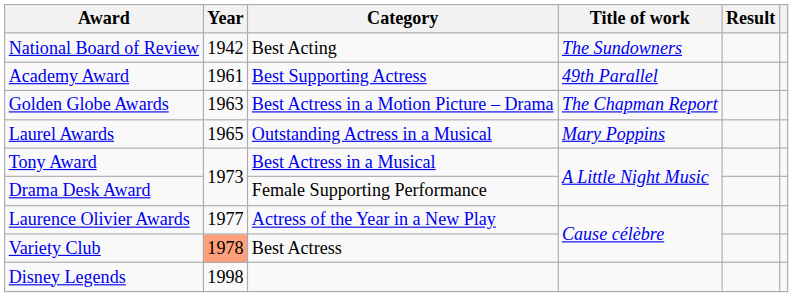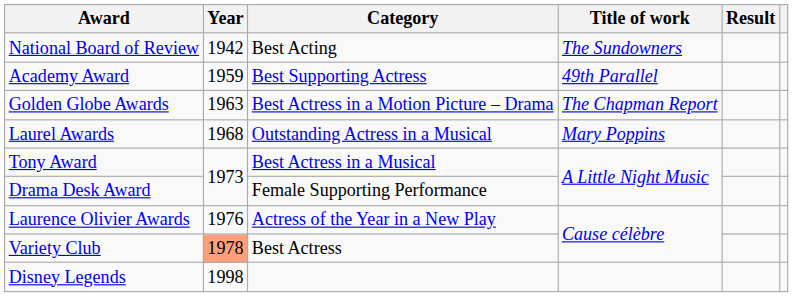(225, 76) 1961 -> (225, 76) 1959
(225, 133) 1965 -> (225, 133) 1968
(225, 219) 1977 -> (225, 219) 1976
